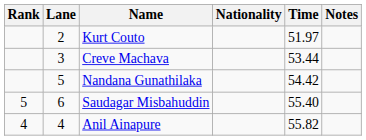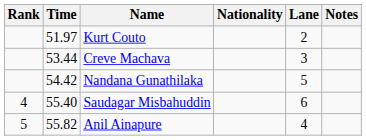columns swapped: (61, 15) <-> (303, 15)
(24, 102) 5 -> (24, 102) 4
(24, 124) 4 -> (24, 124) 5
